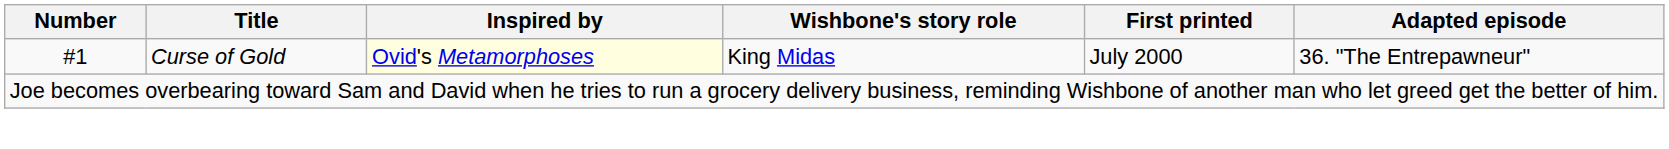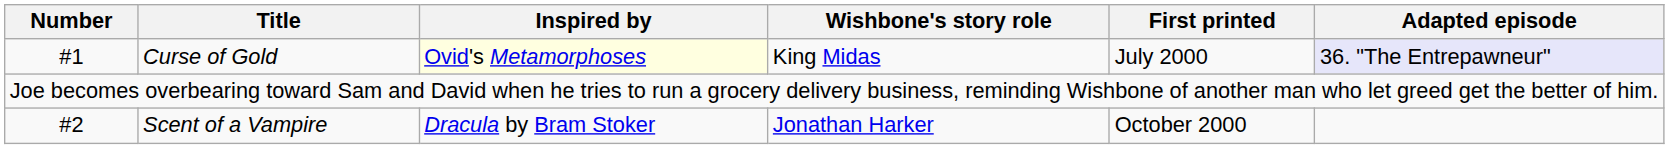(1415, 56) no background -> (1435, 56) lavender background
+ row: (235, 125)
